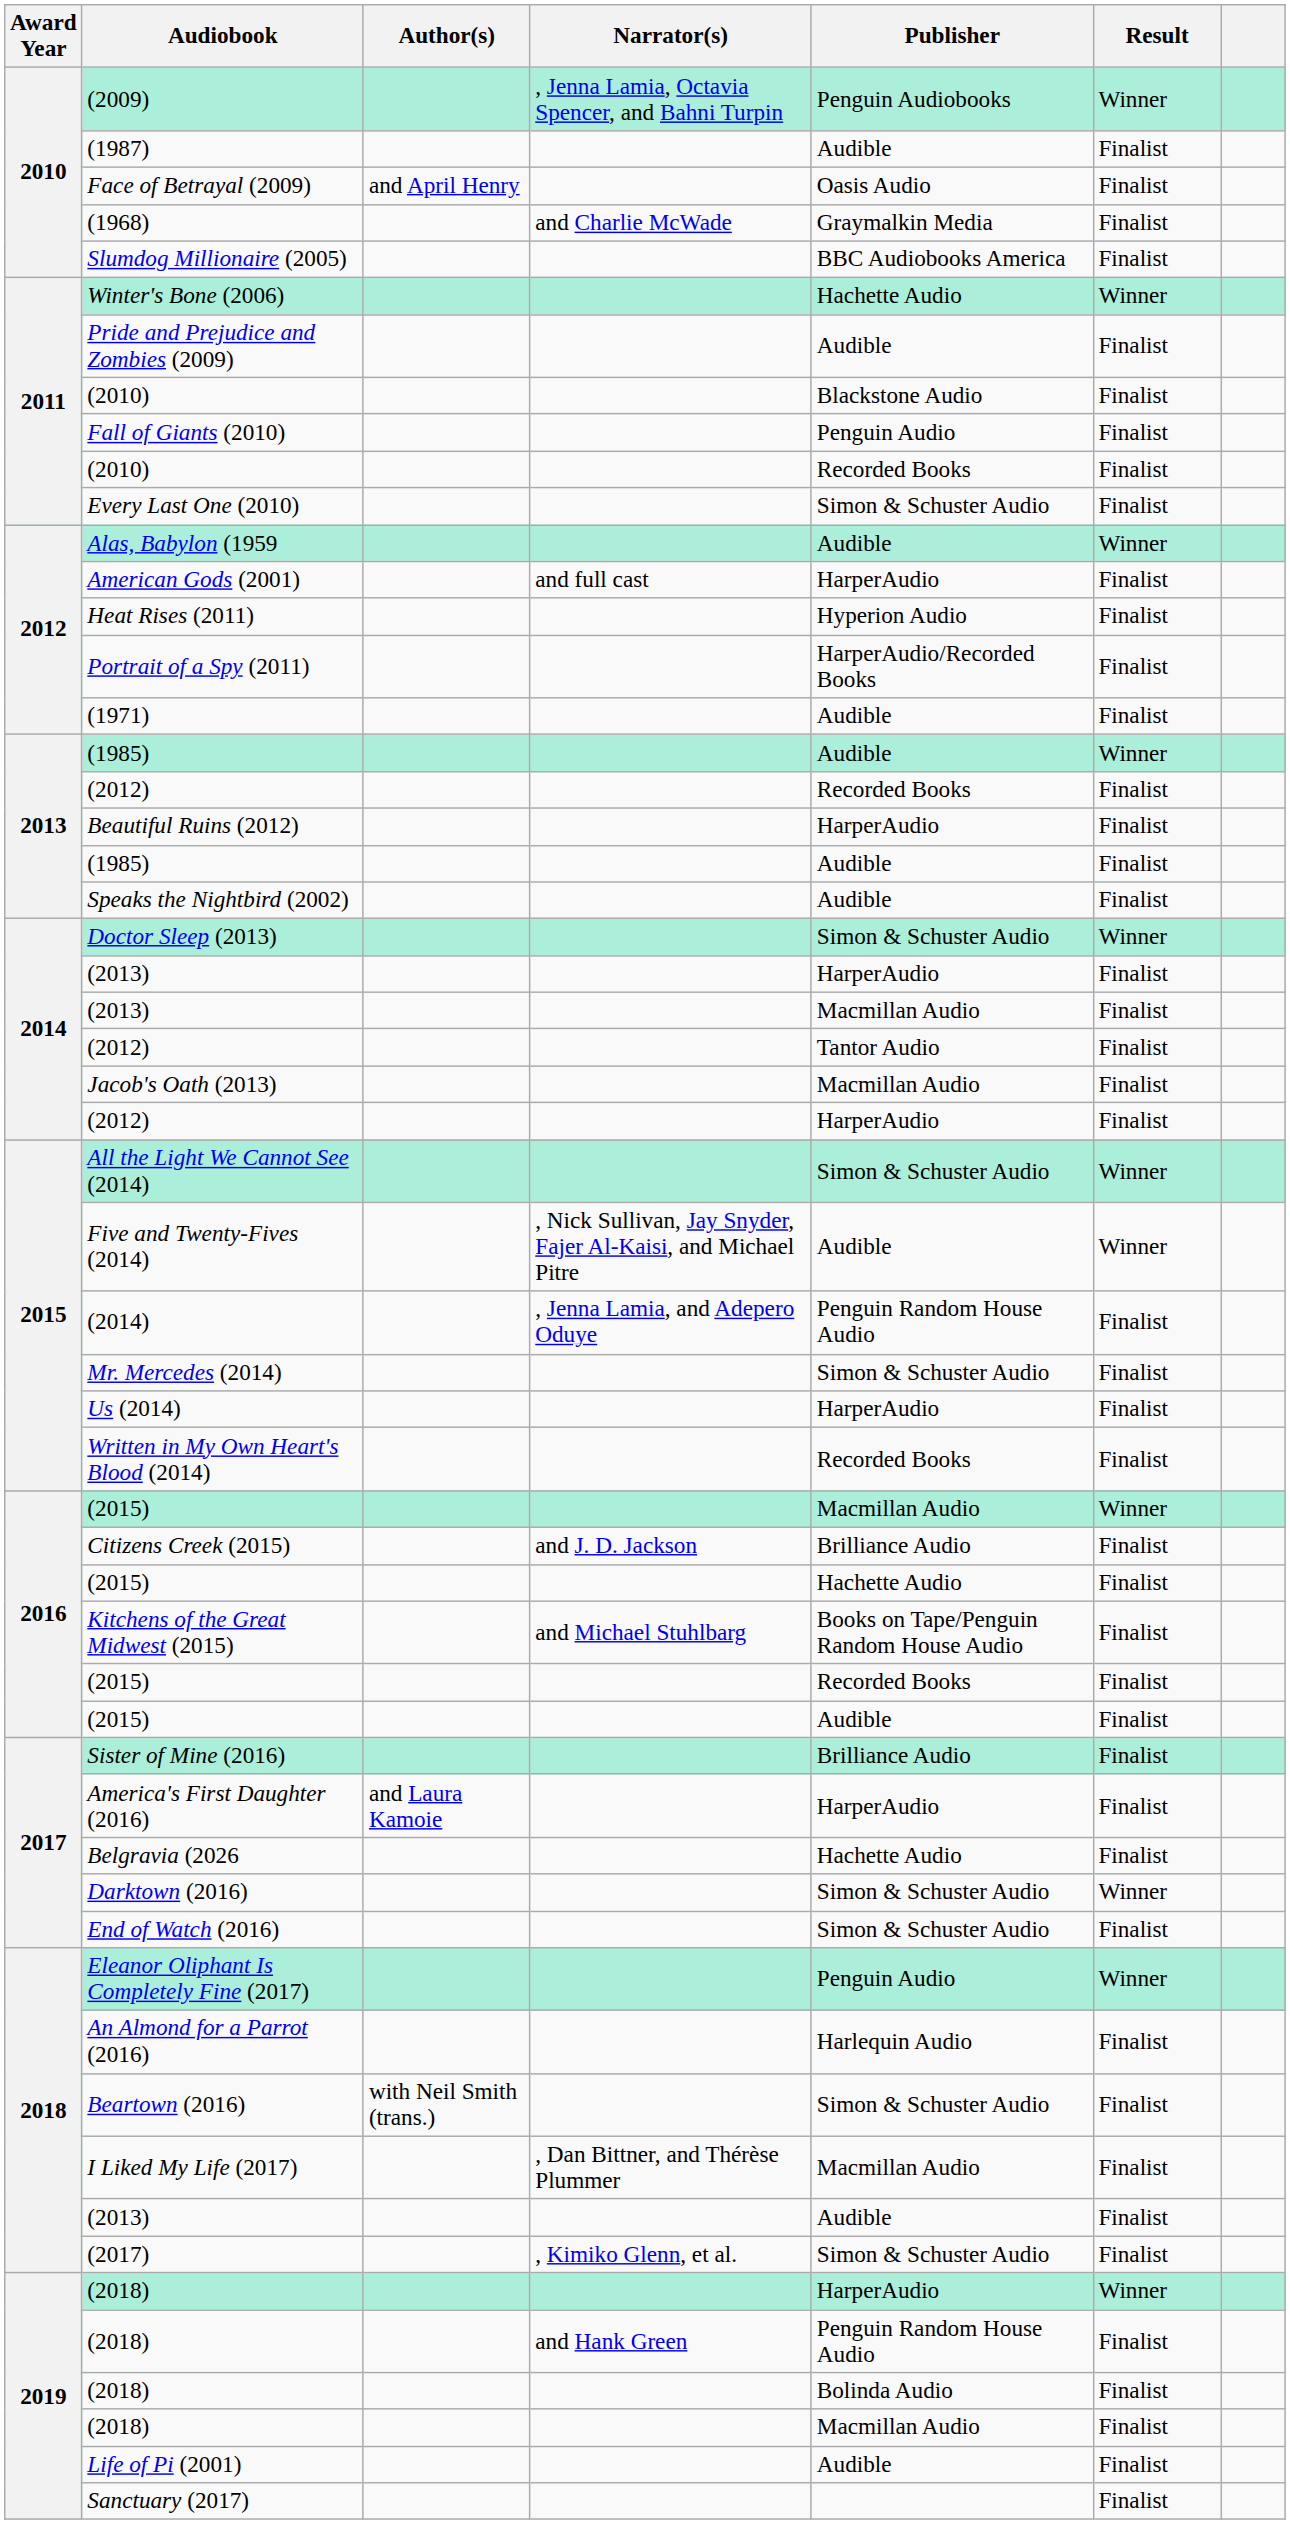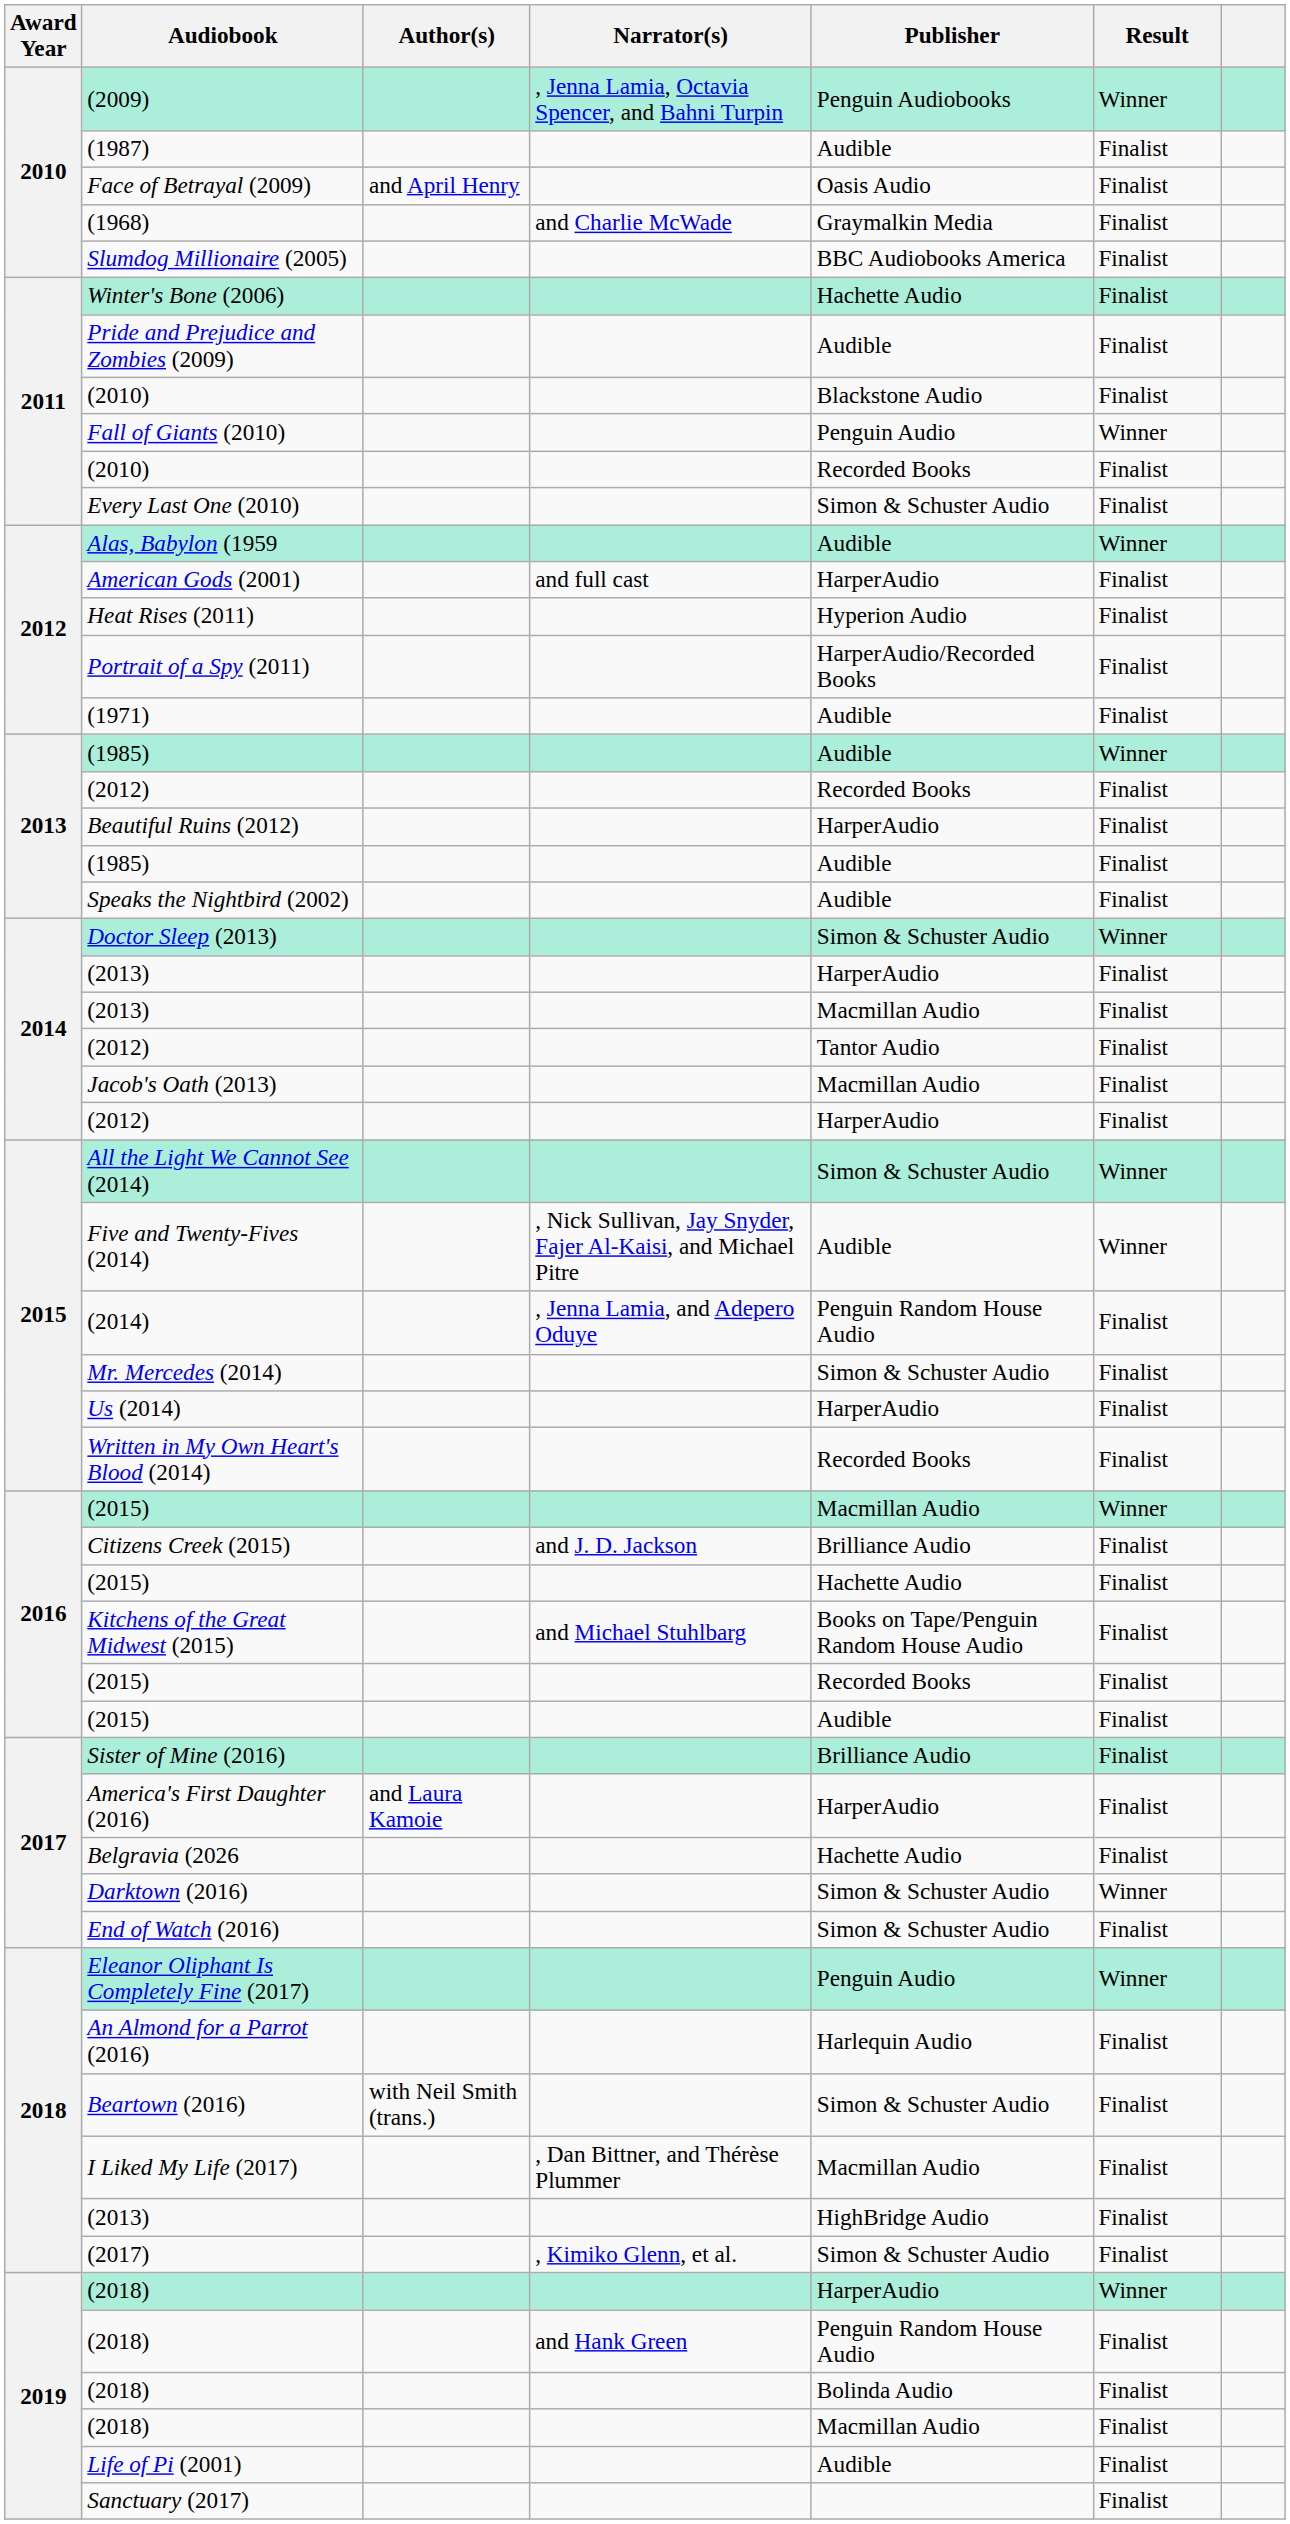(1133, 295) Winner -> (1133, 295) Finalist
(1133, 432) Finalist -> (1133, 432) Winner
(854, 2217) Audible -> (903, 2217) HighBridge Audio
